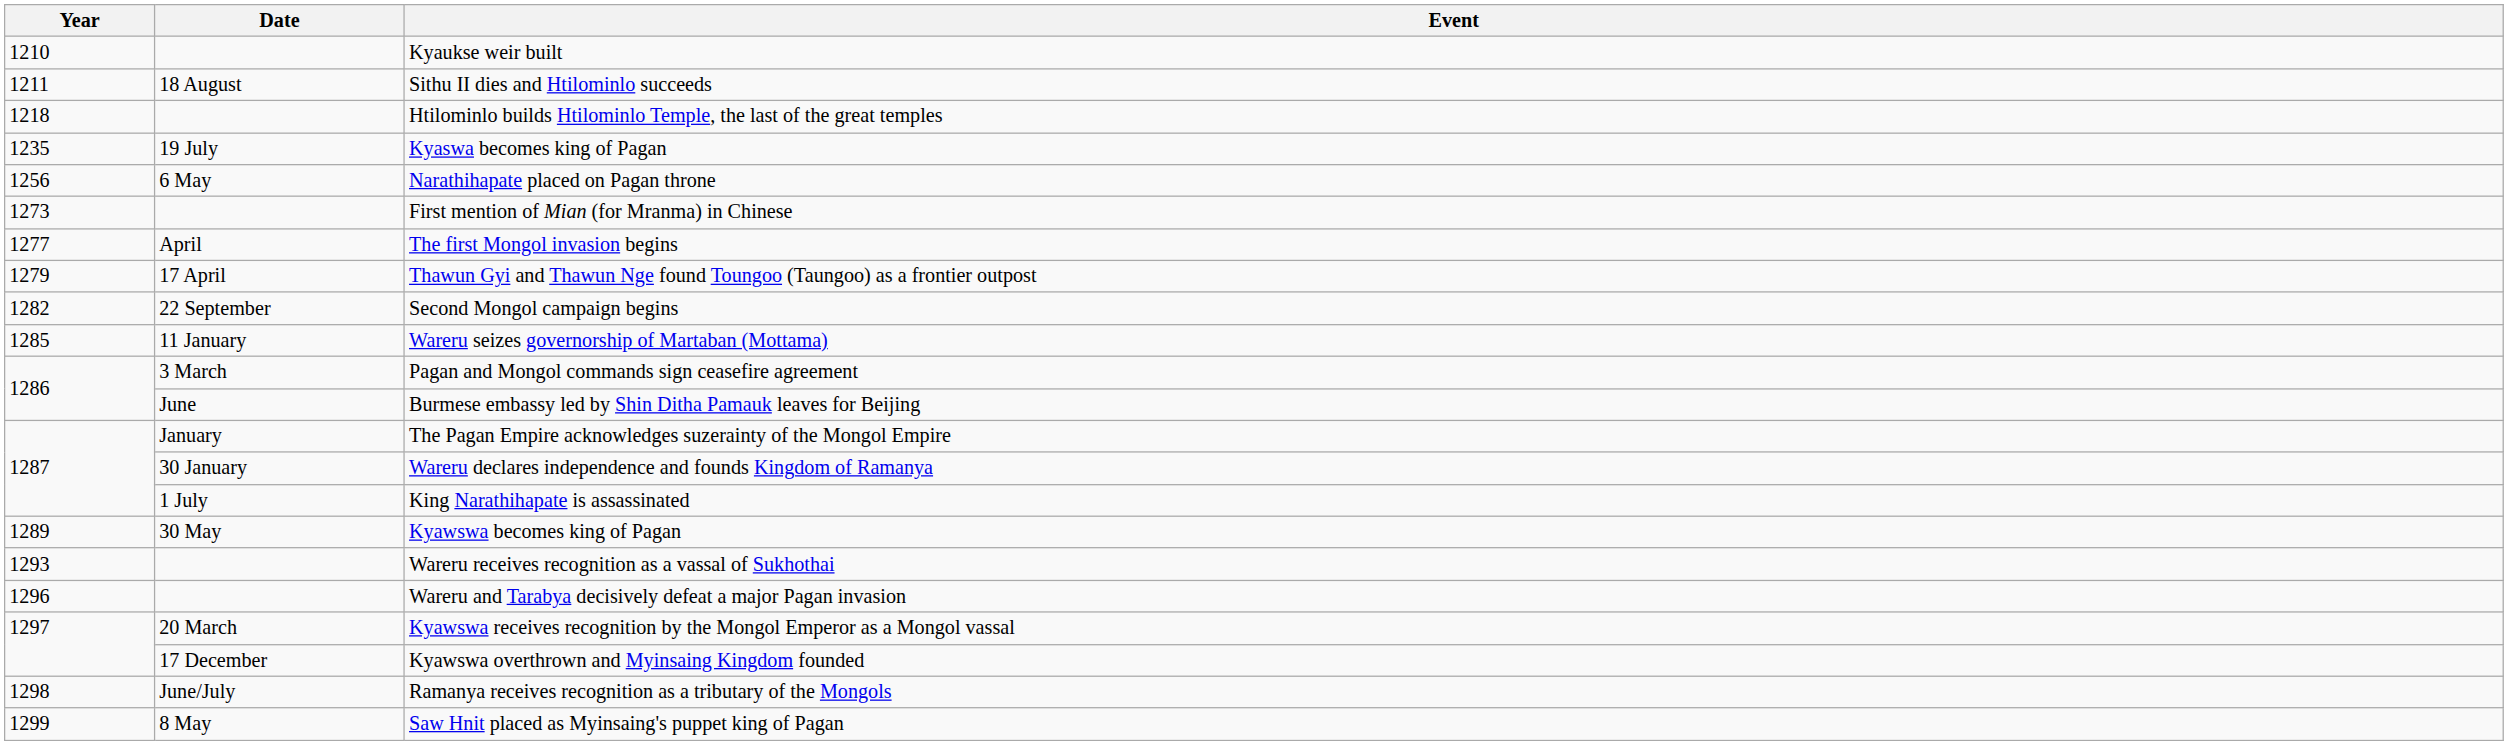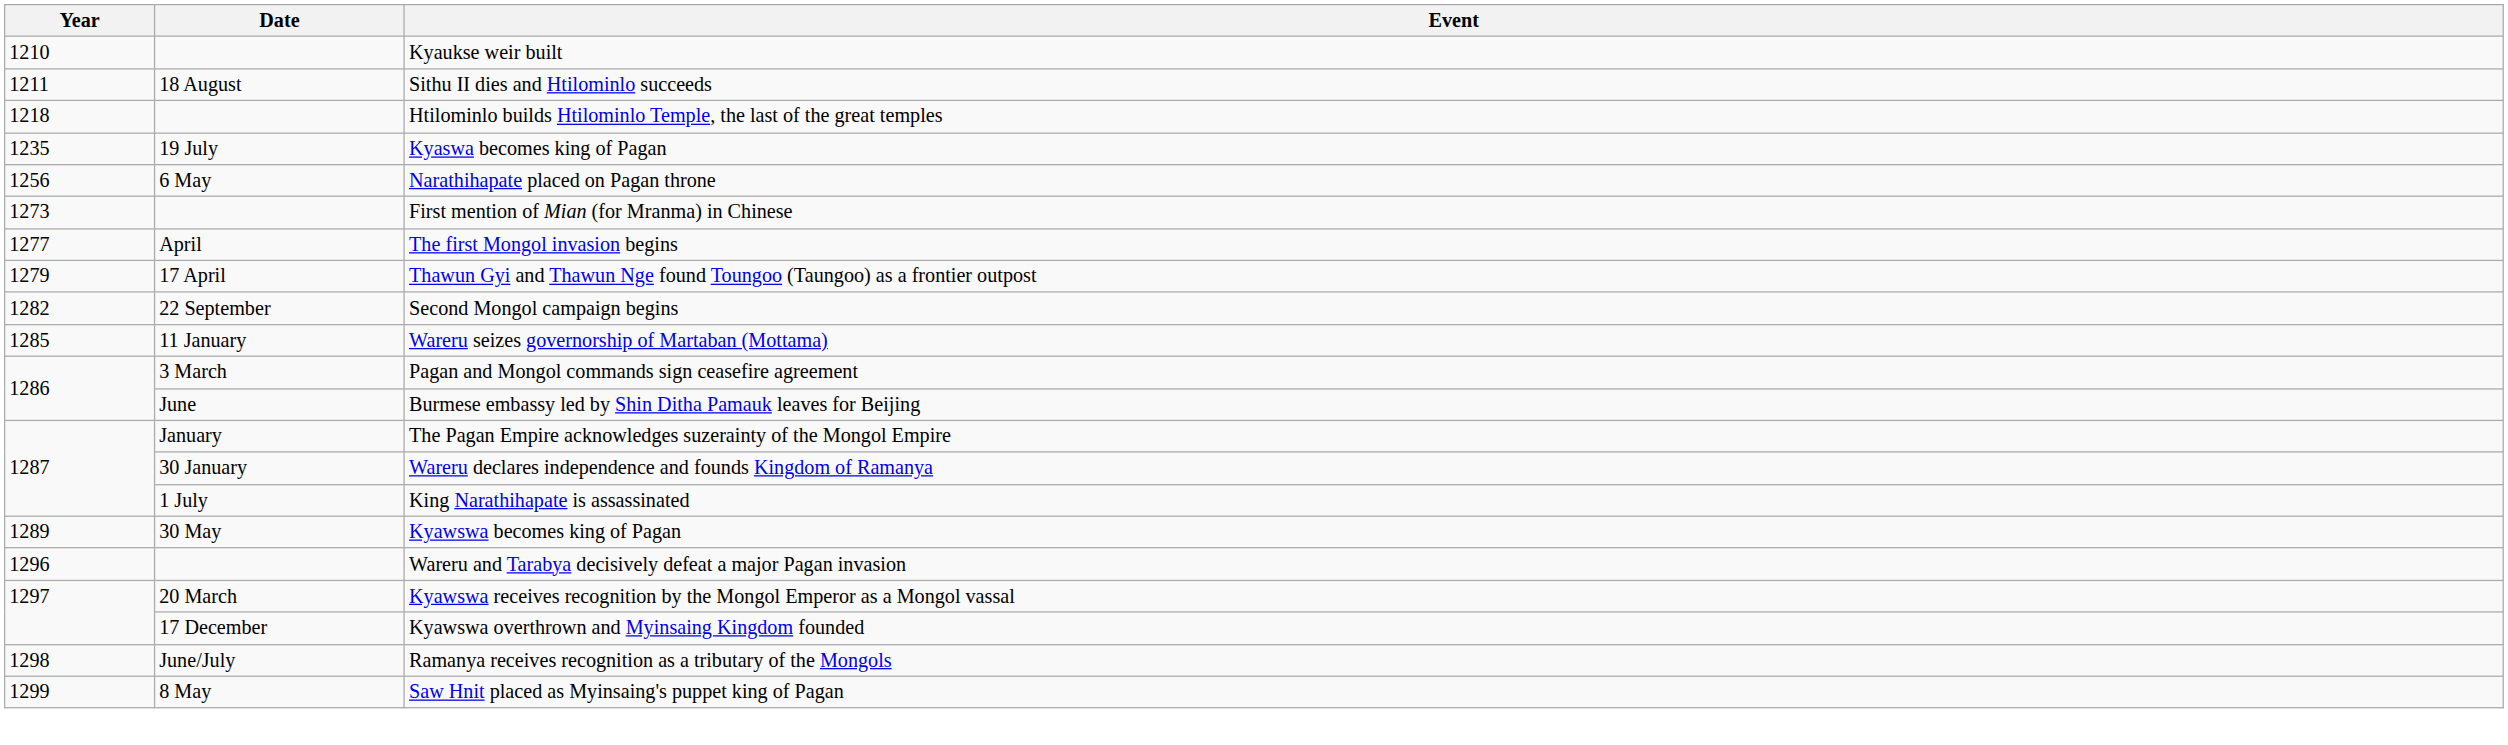- row: (622, 564)
